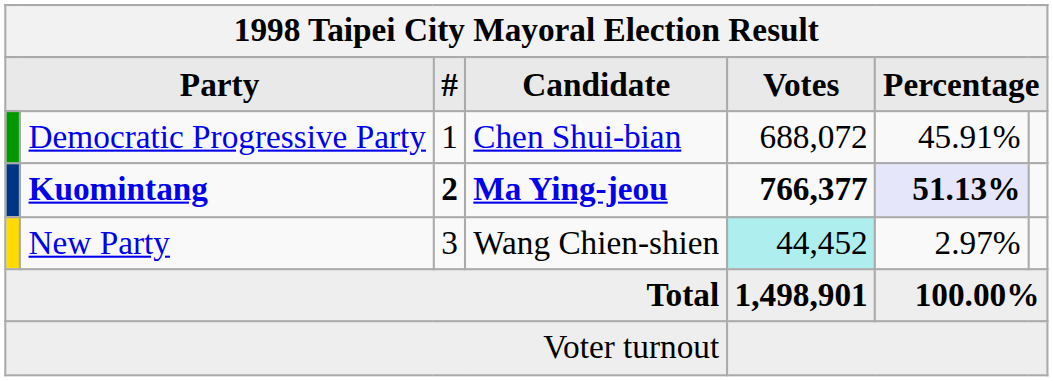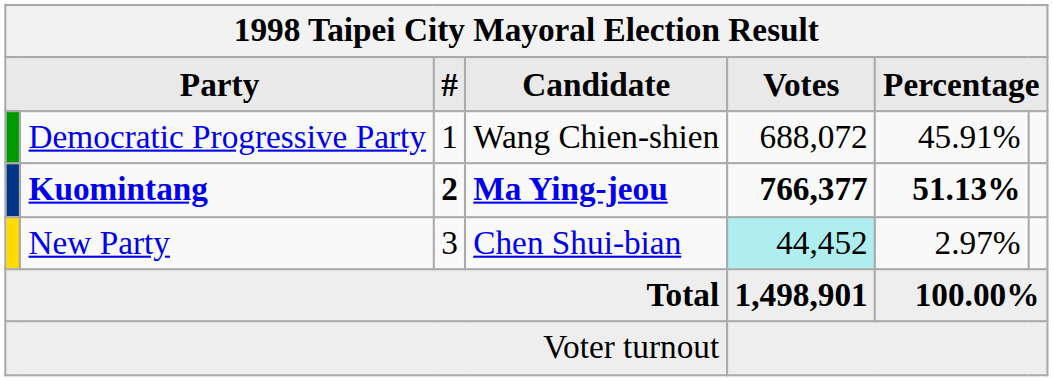(577, 136) Chen Shui-bian -> (596, 136) Wang Chien-shien
(966, 189) lavender background -> (966, 189) no background
(596, 242) Wang Chien-shien -> (577, 242) Chen Shui-bian
